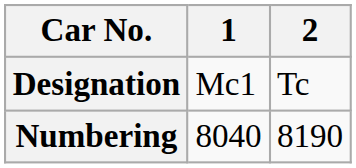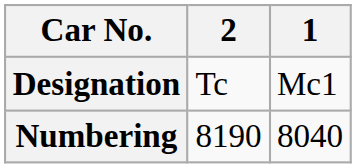columns swapped: (229, 30) <-> (310, 30)
